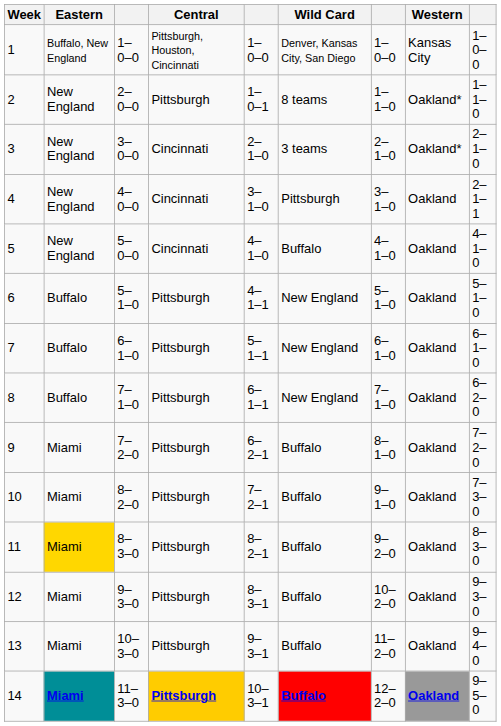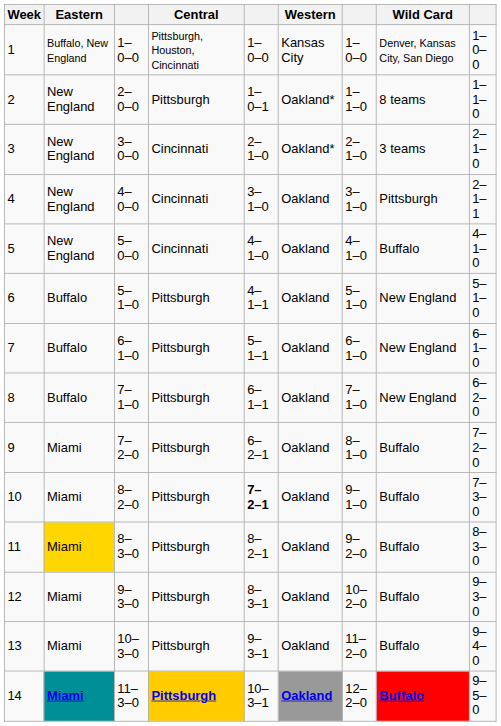columns swapped: (437, 14) <-> (325, 14)
(258, 497) normal -> (258, 497) bold
